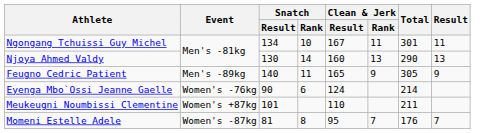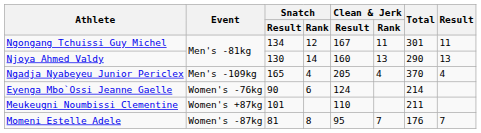(306, 43) 10 -> (312, 43) 12
- row: (67, 74)
+ row: (95, 74)
